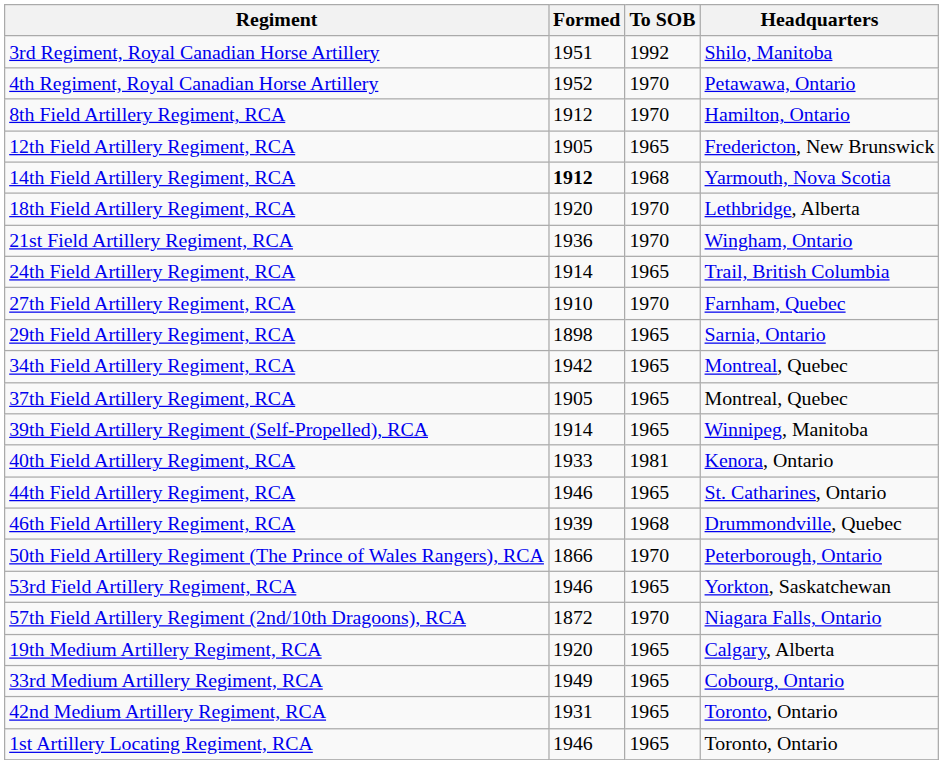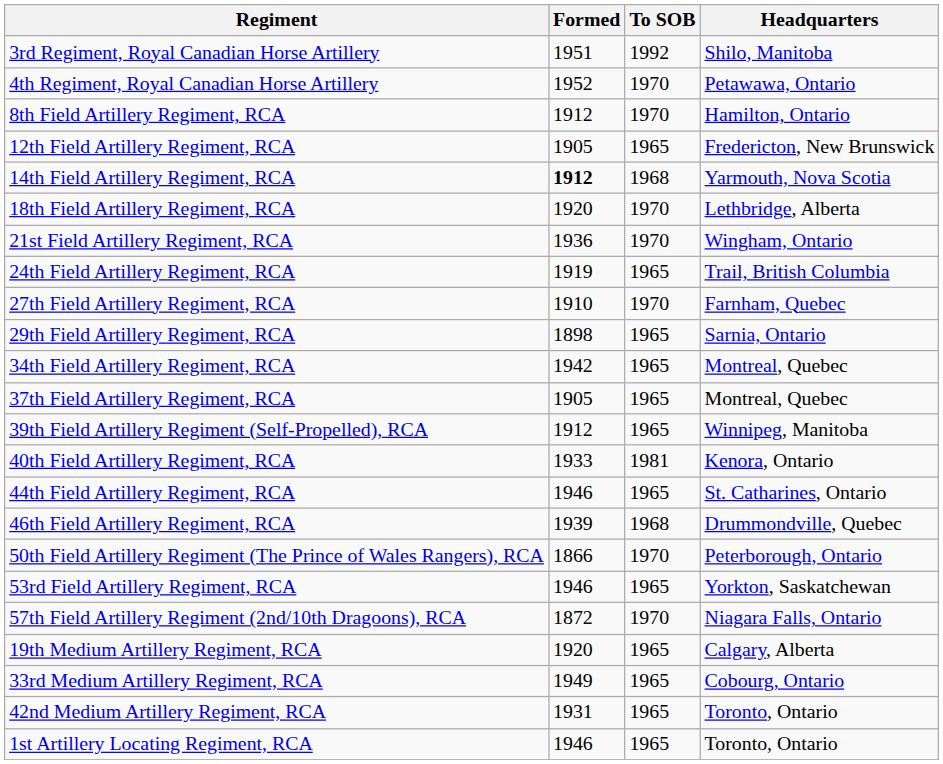(573, 271) 1914 -> (573, 271) 1919
(573, 429) 1914 -> (573, 429) 1912
